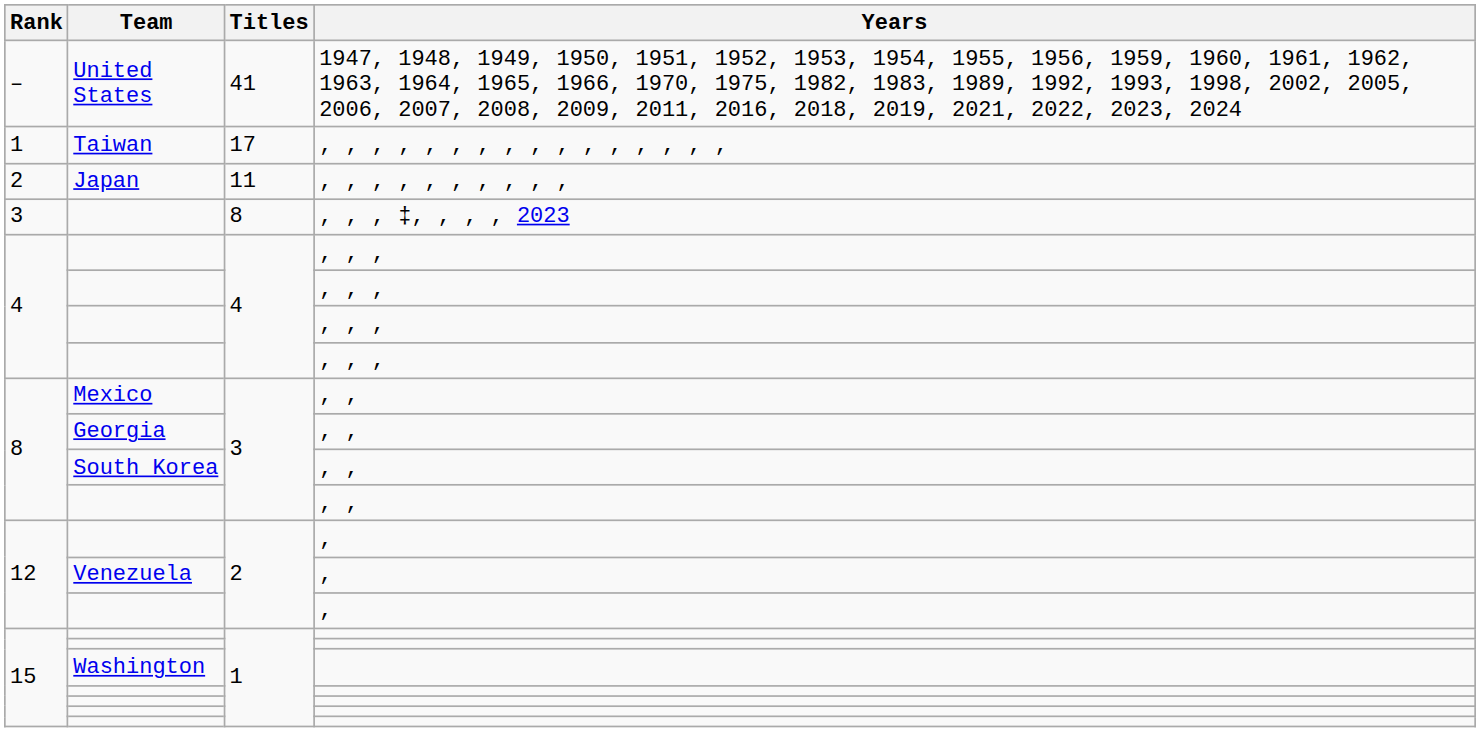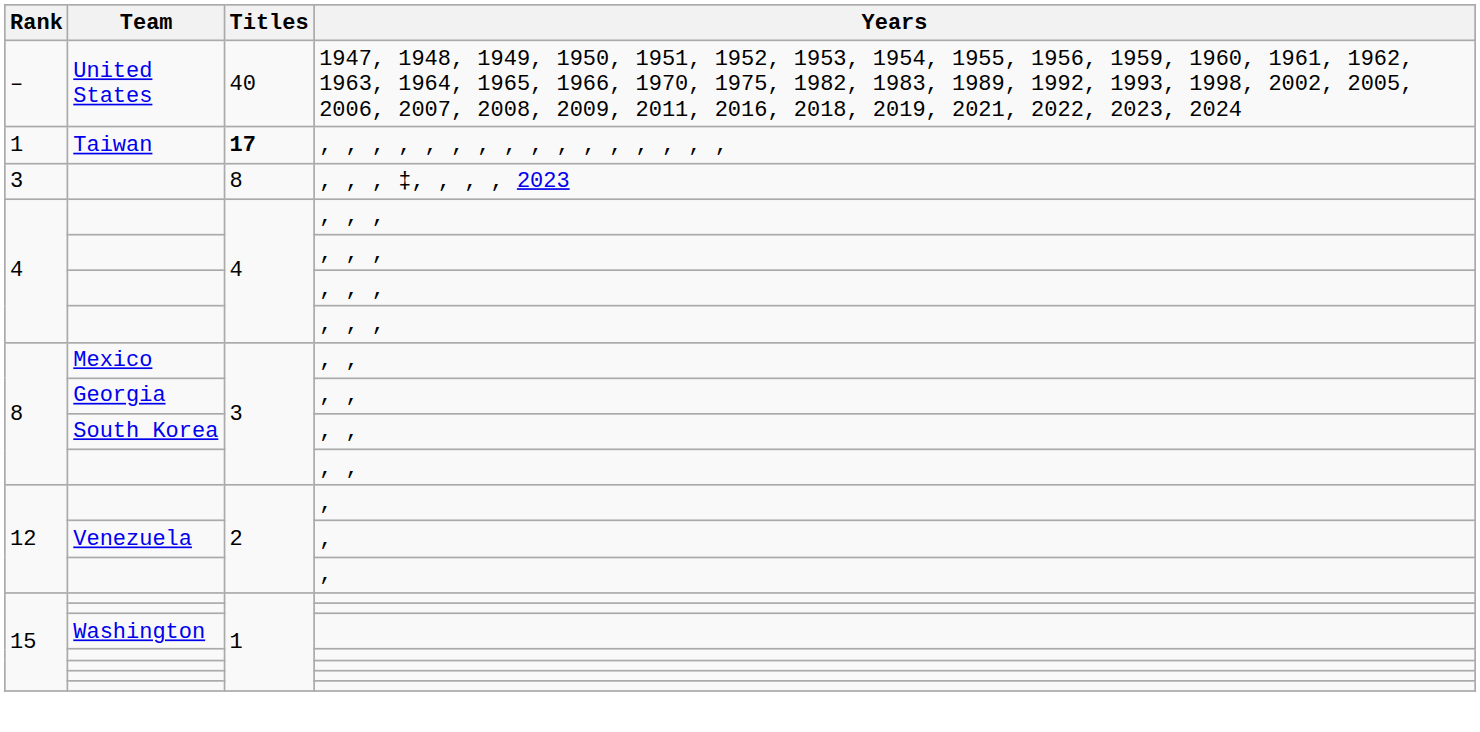(243, 84) 41 -> (243, 84) 40
(243, 145) normal -> (243, 145) bold
- row: (17, 181)
